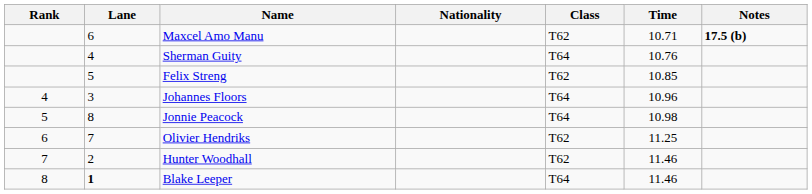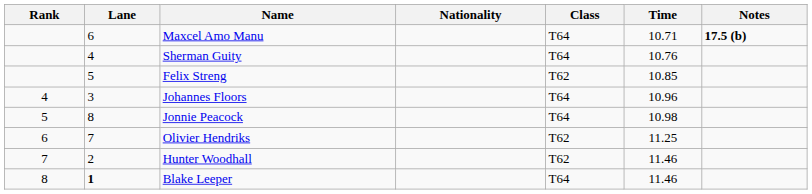(559, 35) T62 -> (559, 35) T64
